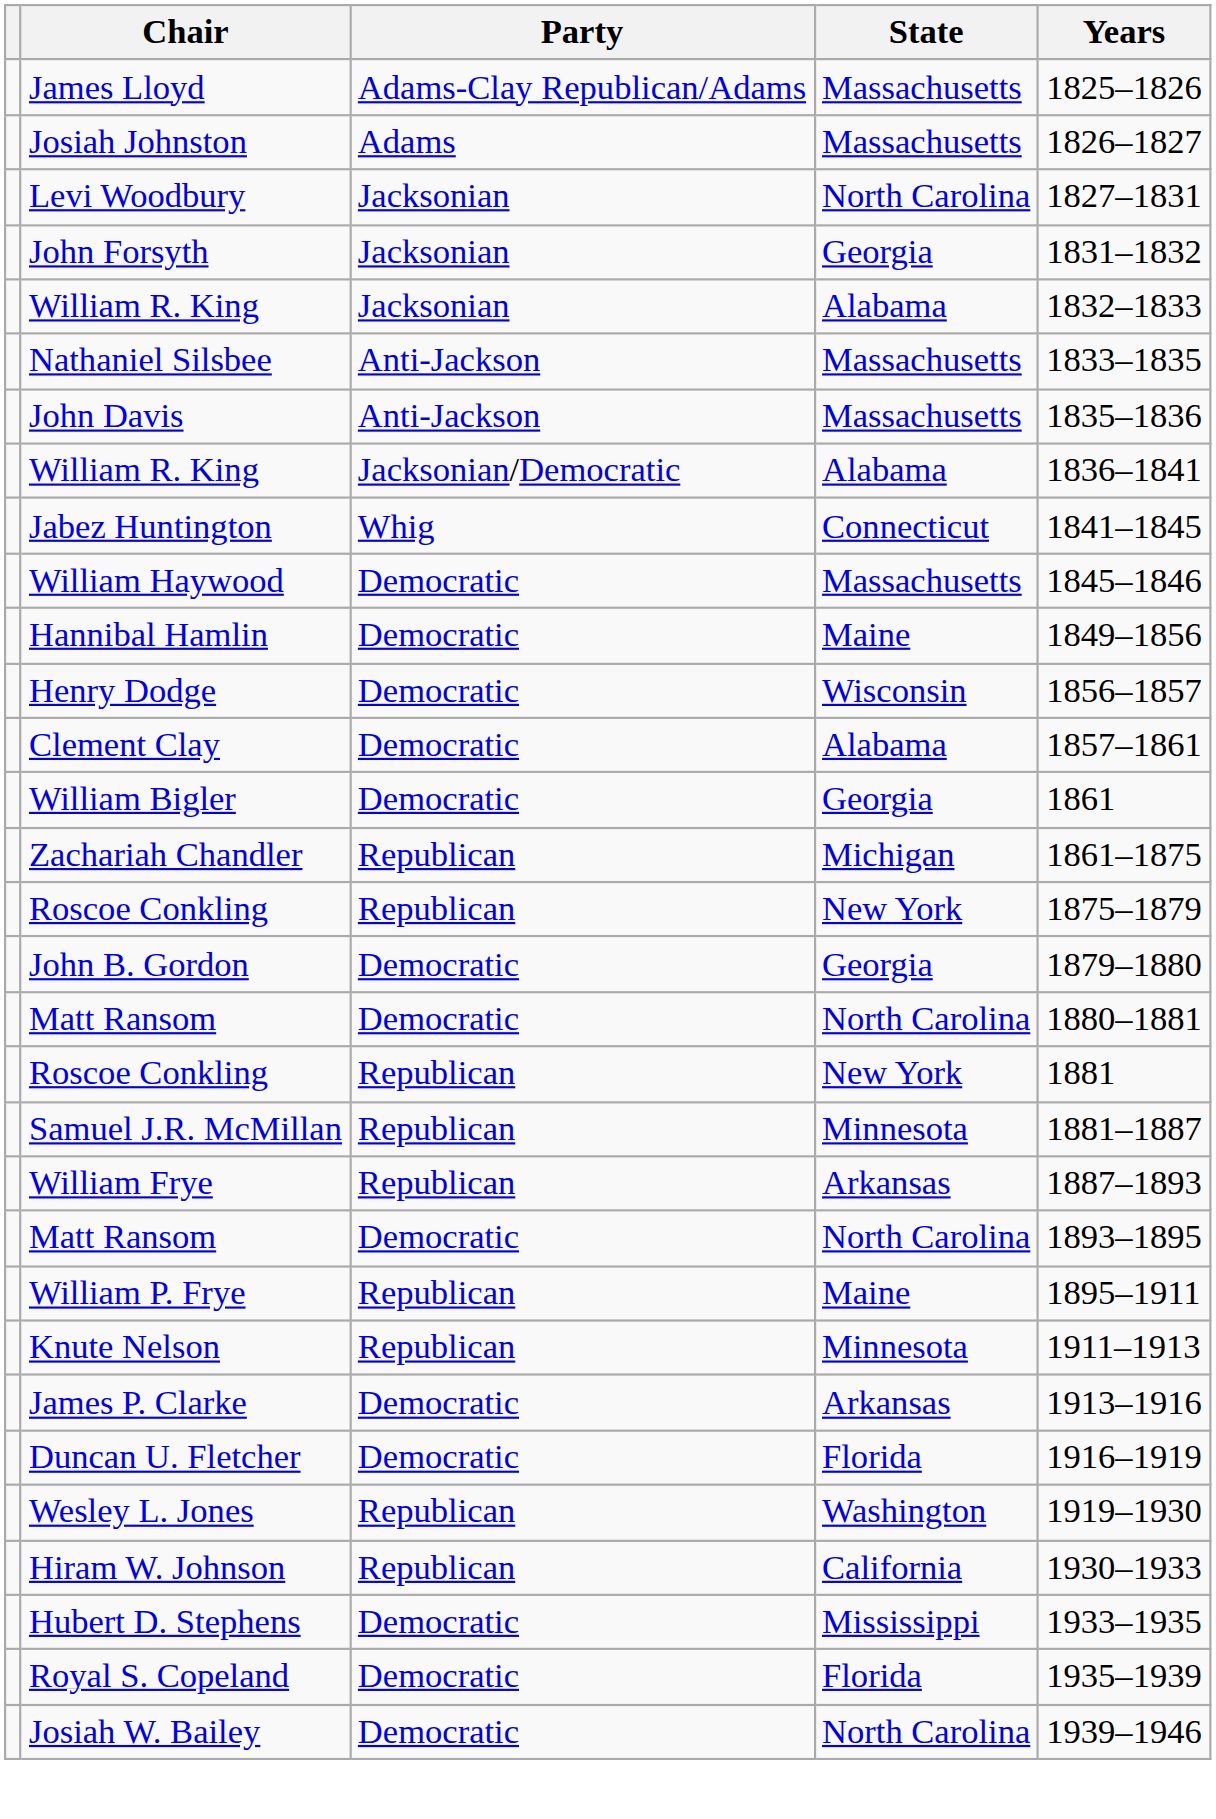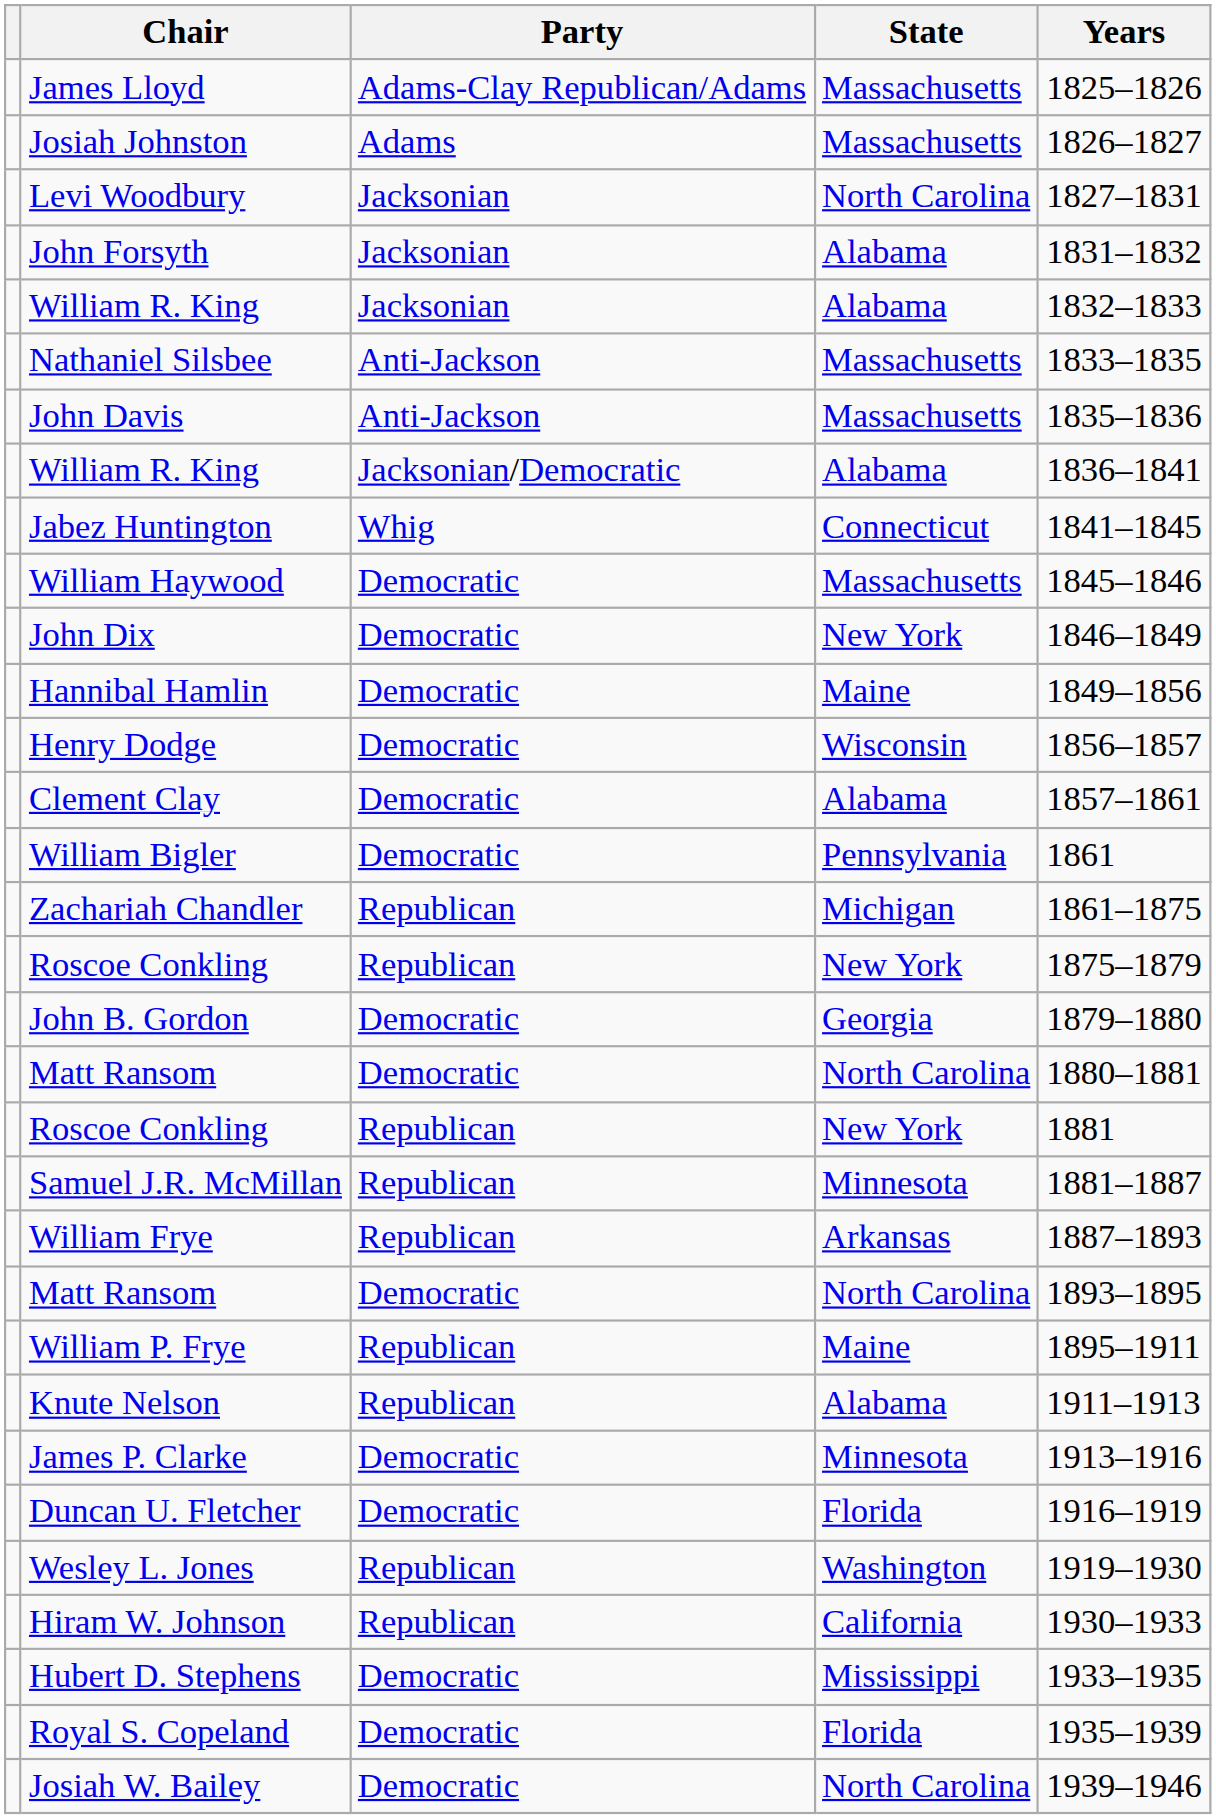(877, 251) Georgia -> (884, 251) Alabama
+ row: (92, 634)
(877, 799) Georgia -> (914, 854) Pennsylvania
(895, 1347) Minnesota -> (884, 1402) Alabama
(886, 1402) Arkansas -> (895, 1456) Minnesota
